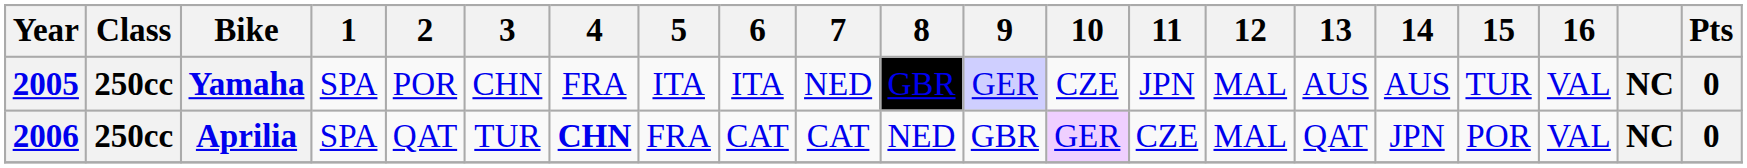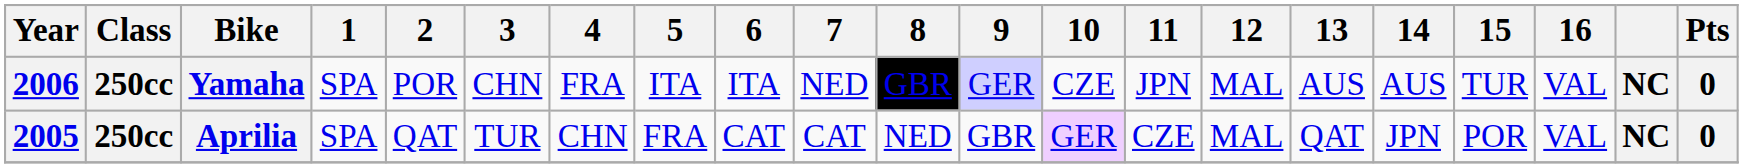(46, 83) 2005 -> (46, 83) 2006
(46, 135) 2006 -> (46, 135) 2005
(594, 135) bold -> (593, 135) normal
